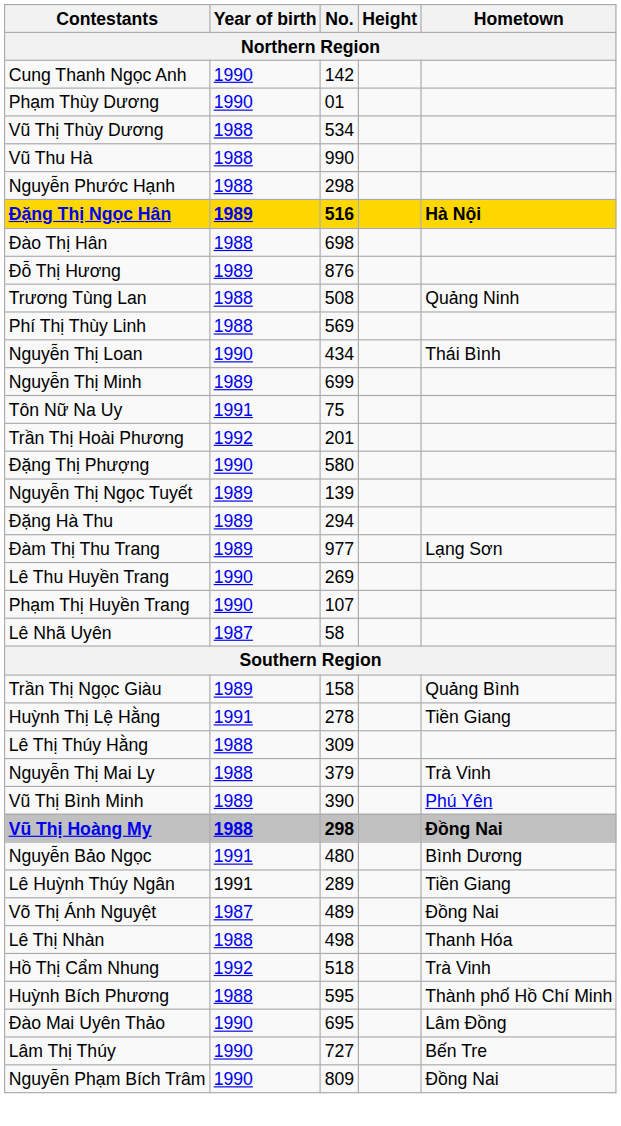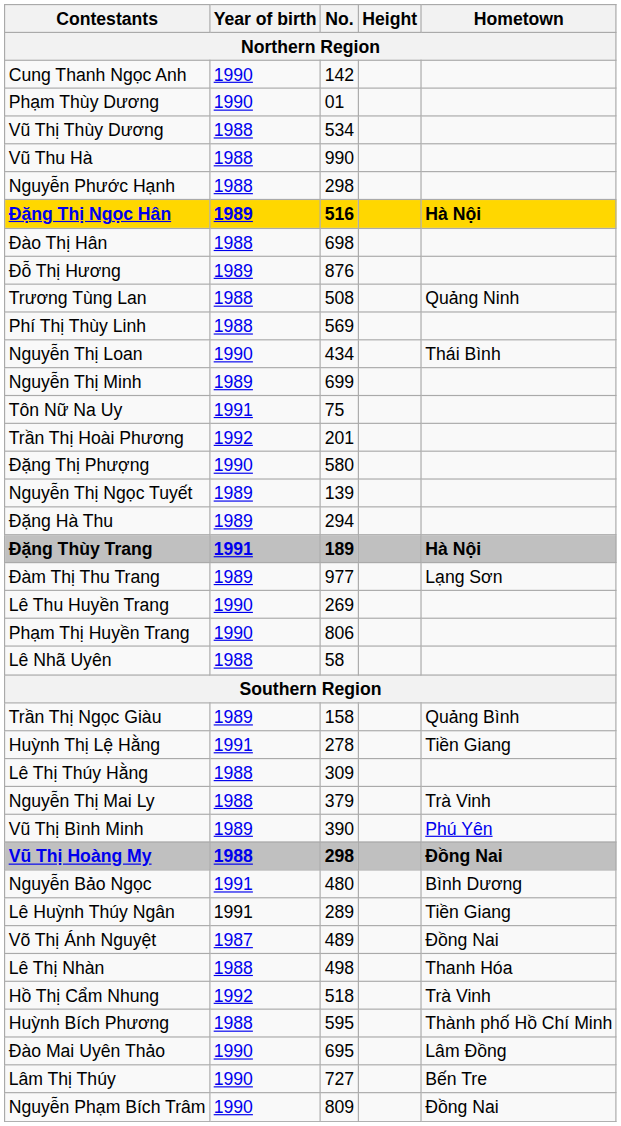+ row: (81, 549)
(339, 605) 107 -> (339, 633) 806
(233, 633) 1987 -> (233, 661) 1988
